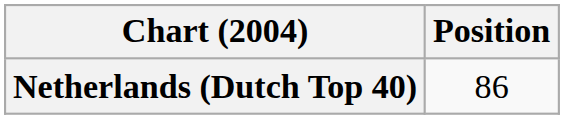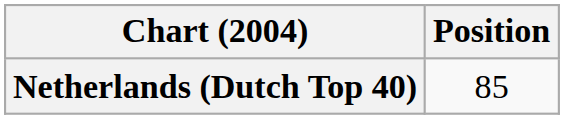(492, 85) 86 -> (492, 85) 85
